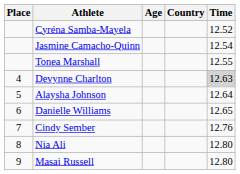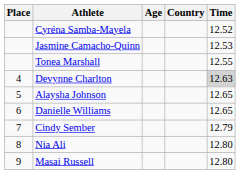(221, 45) 12.54 -> (221, 45) 12.53
(221, 95) 12.64 -> (221, 95) 12.65
(221, 128) 12.76 -> (221, 128) 12.79
